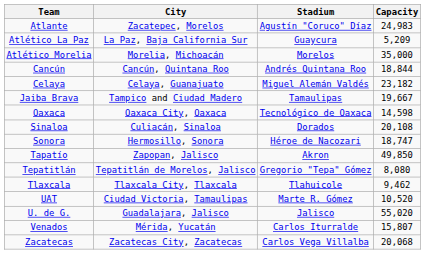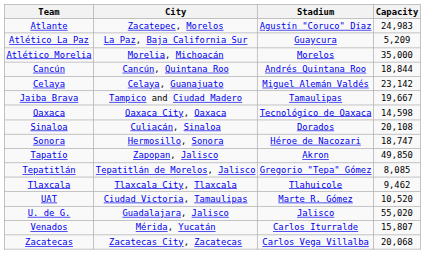(397, 84) 23,182 -> (397, 84) 23,142
(397, 170) 8,080 -> (397, 170) 8,085
